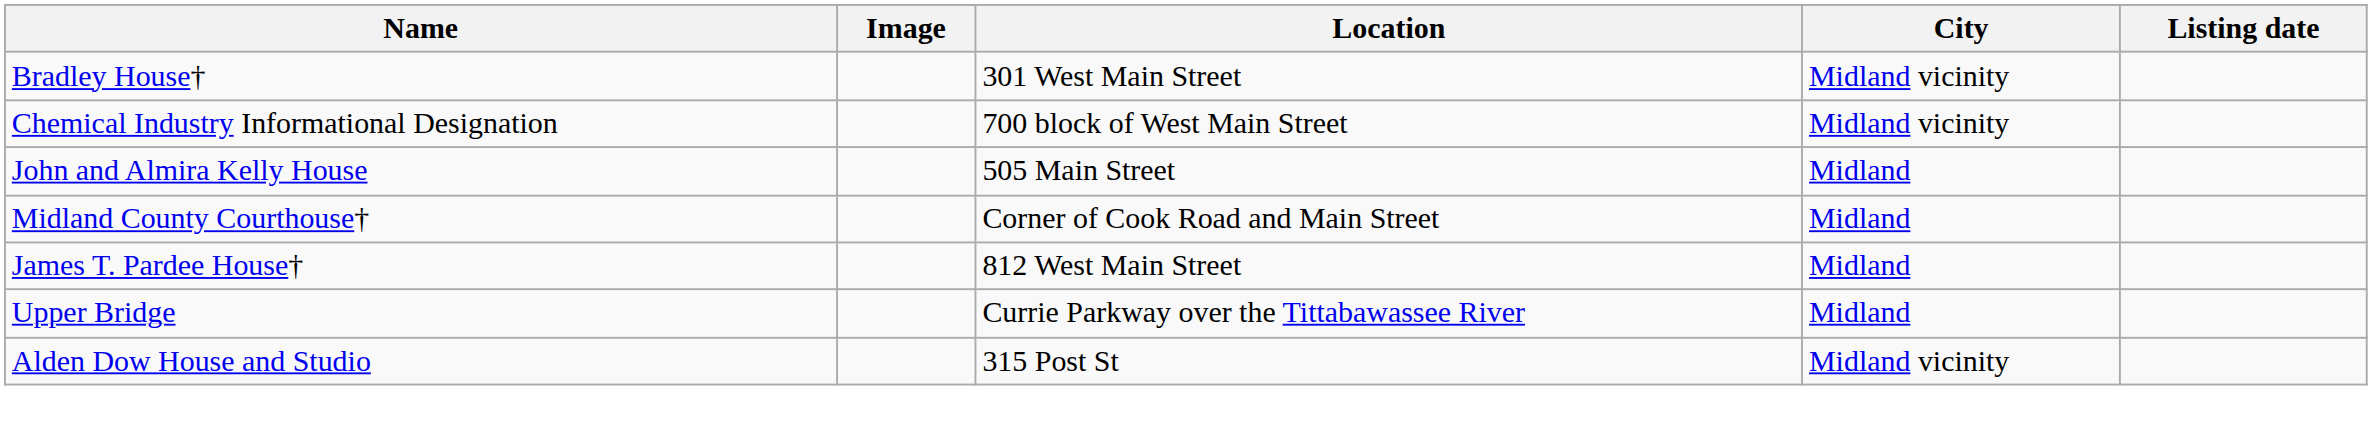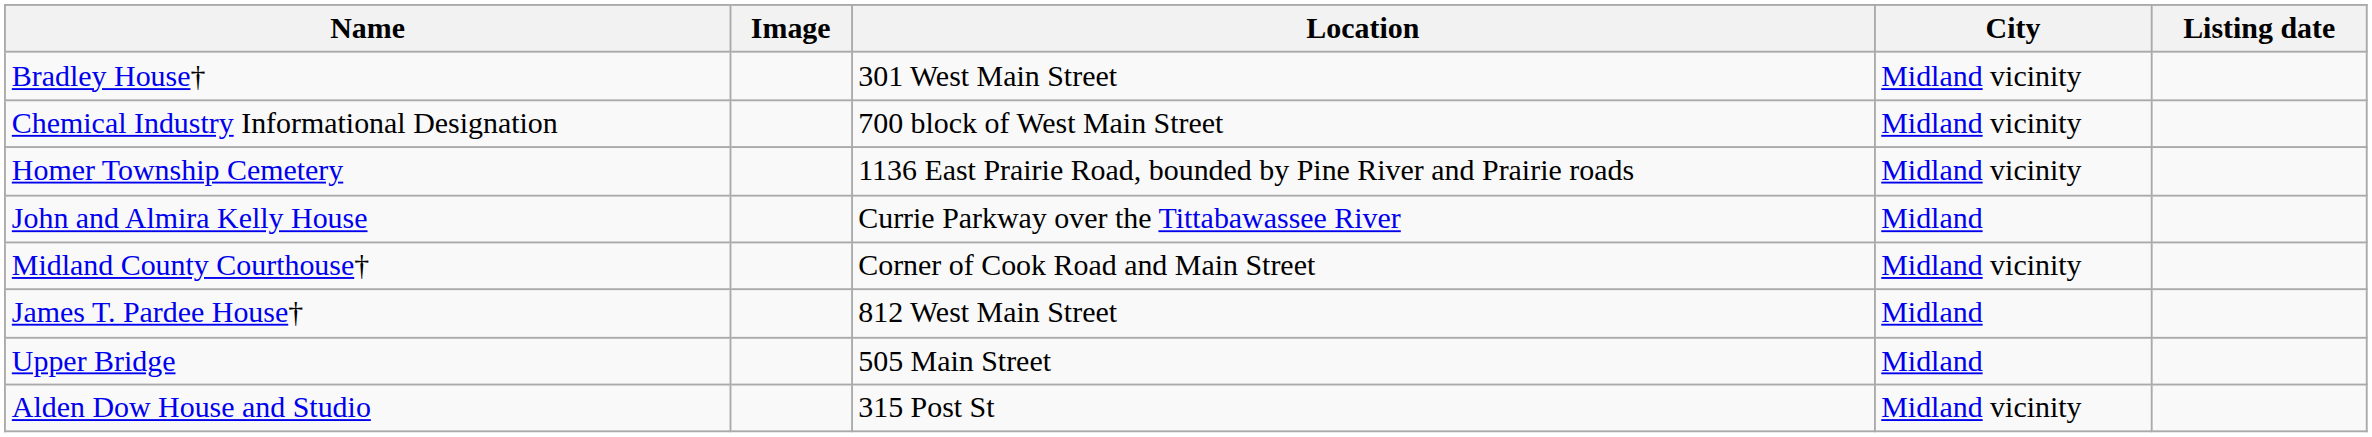+ row: (178, 170)
(1079, 170) 505 Main Street -> (1130, 218) Currie Parkway over the Tittabawassee River
(1860, 218) Midland -> (1981, 265) Midland vicinity
(1254, 312) Currie Parkway over the Tittabawassee River -> (955, 360) 505 Main Street
